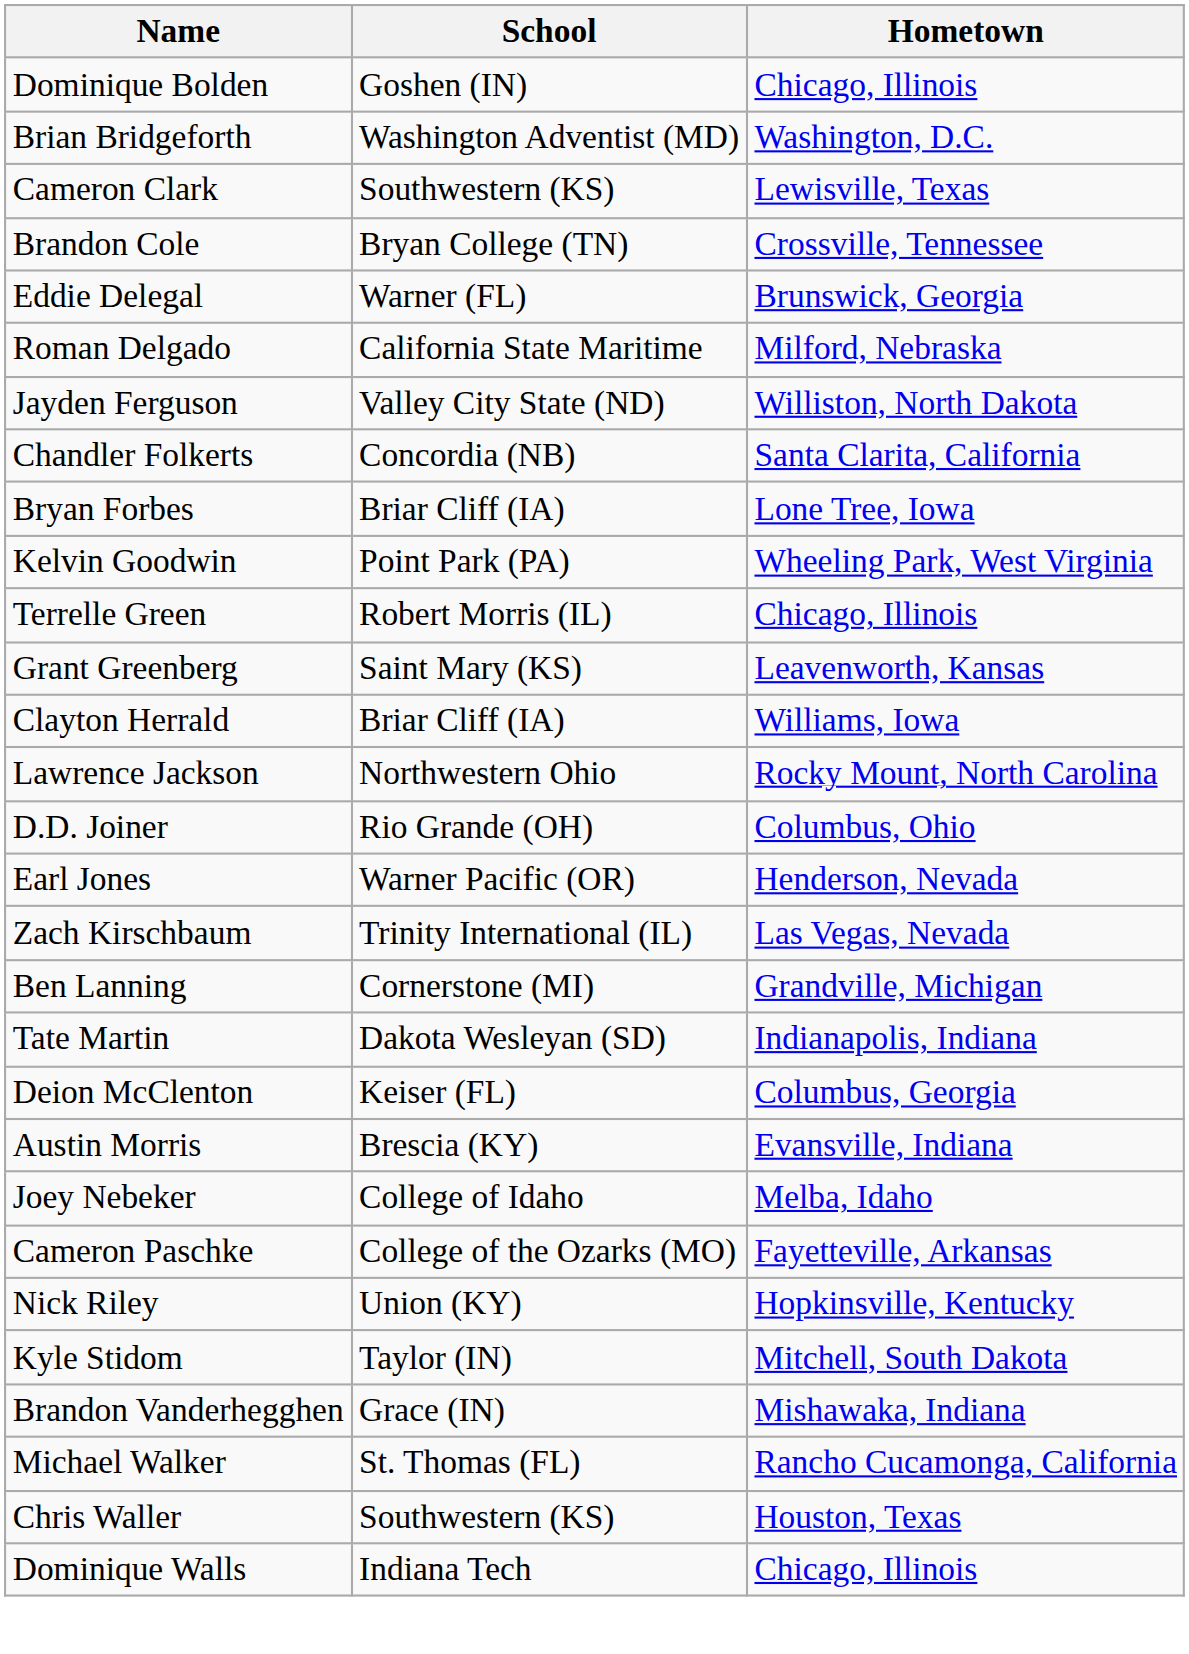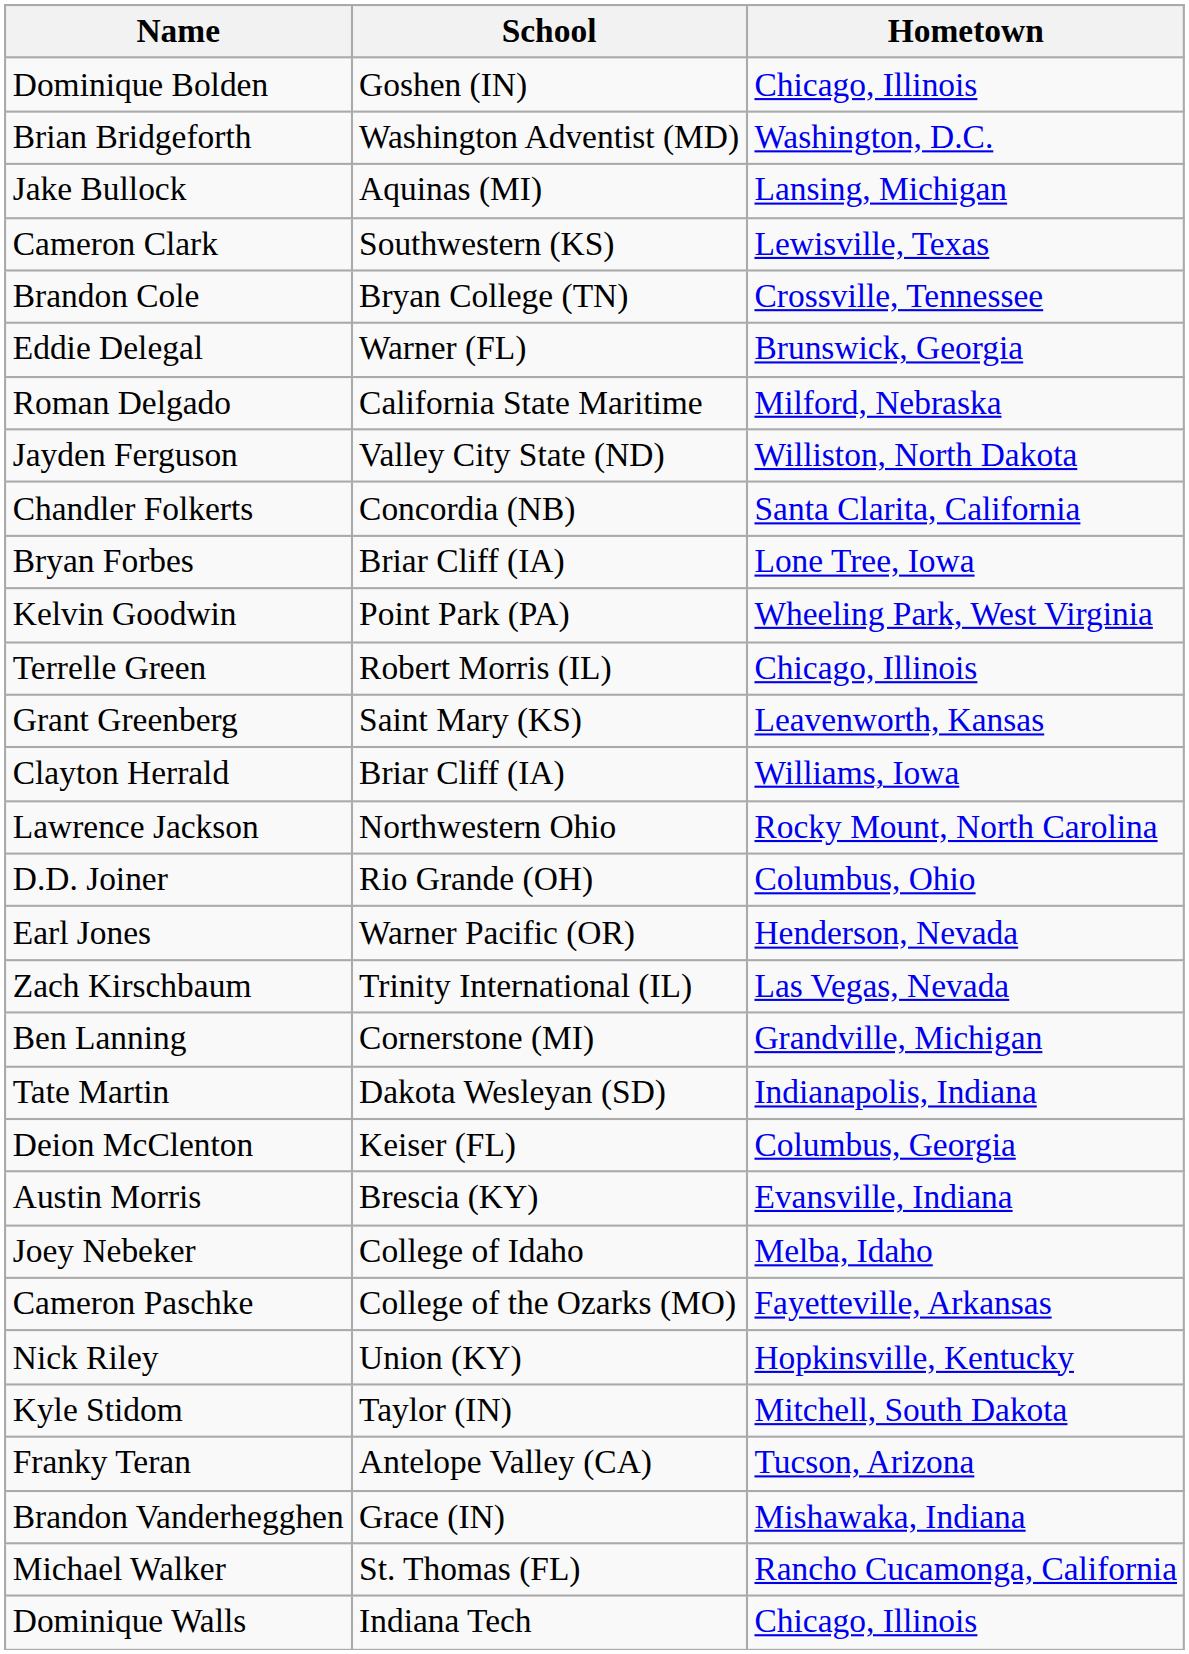+ row: (100, 190)
+ row: (102, 1462)
- row: (97, 1515)
